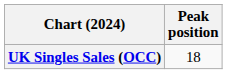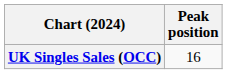(193, 56) 18 -> (193, 56) 16
